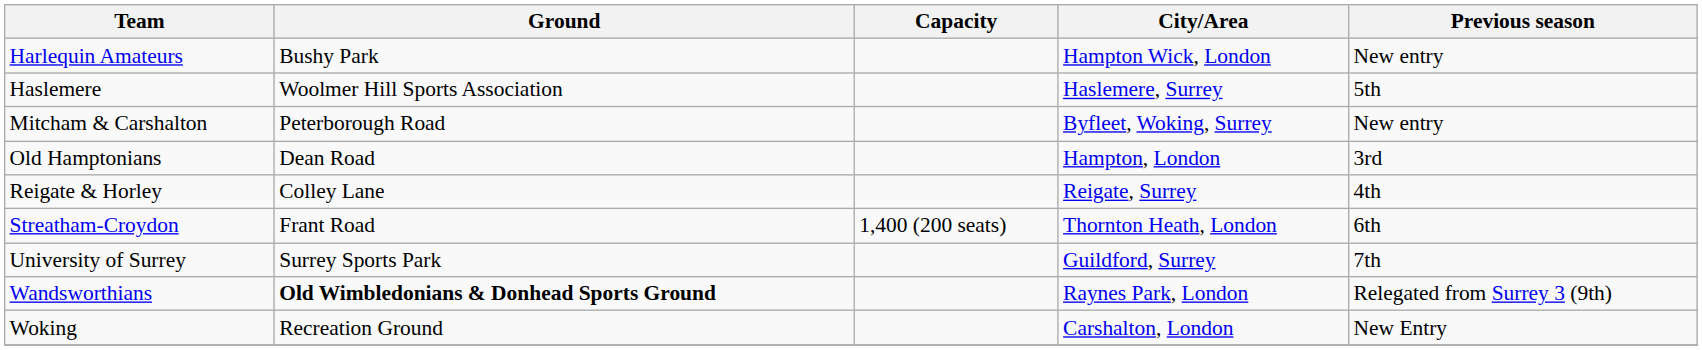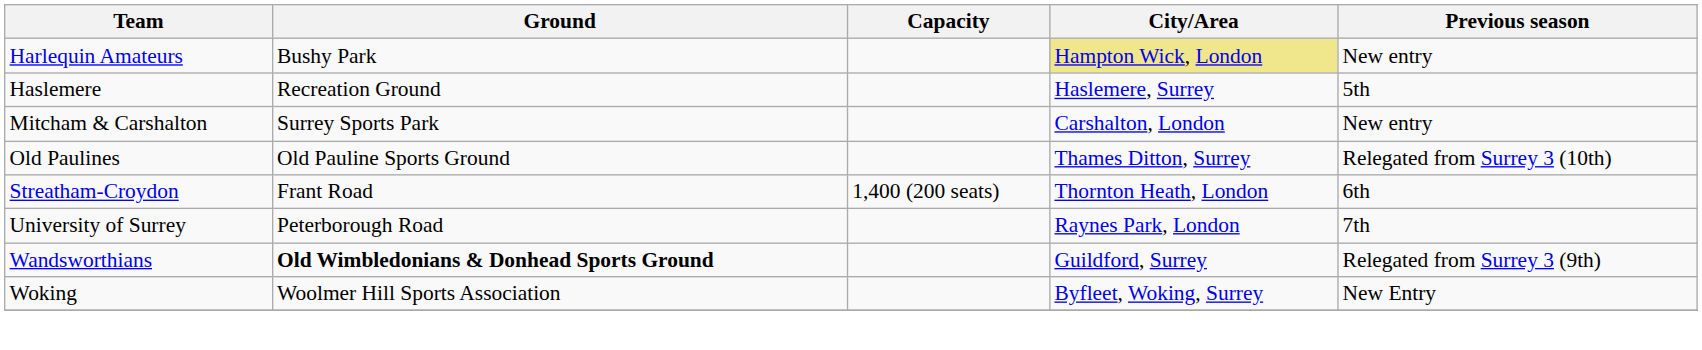(1167, 55) no background -> (1158, 55) khaki background
(421, 89) Woolmer Hill Sports Association -> (359, 89) Recreation Ground
(362, 123) Peterborough Road -> (358, 123) Surrey Sports Park
(1167, 123) Byfleet, Woking, Surrey -> (1140, 123) Carshalton, London
- row: (86, 157)
+ row: (65, 157)
- row: (86, 191)
(360, 259) Surrey Sports Park -> (360, 225) Peterborough Road
(1139, 259) Guildford, Surrey -> (1147, 225) Raynes Park, London
(1156, 293) Raynes Park, London -> (1131, 259) Guildford, Surrey
(361, 327) Recreation Ground -> (419, 293) Woolmer Hill Sports Association
(1148, 327) Carshalton, London -> (1159, 293) Byfleet, Woking, Surrey
